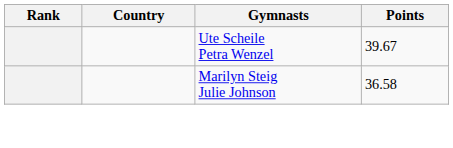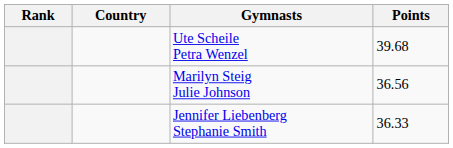(381, 46) 39.67 -> (393, 46) 39.68
(381, 84) 36.58 -> (393, 84) 36.56
+ row: (230, 123)
